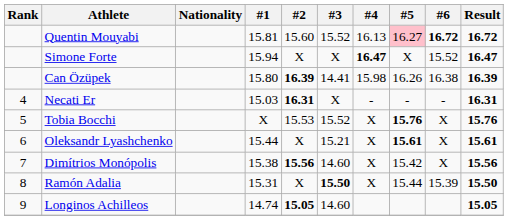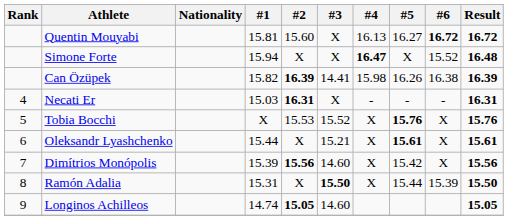(335, 36) 15.52 -> (335, 36) X
(407, 36) pink background -> (407, 36) no background
(482, 57) 16.47 -> (482, 57) 16.48
(263, 78) 15.80 -> (263, 78) 15.82
(263, 162) 15.38 -> (263, 162) 15.39
